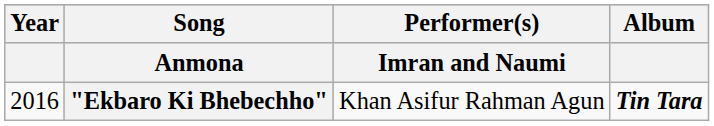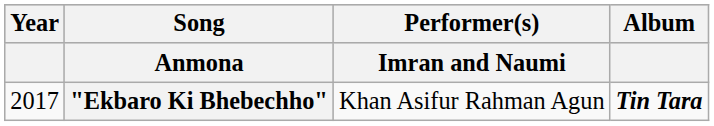(35, 100) 2016 -> (35, 100) 2017
